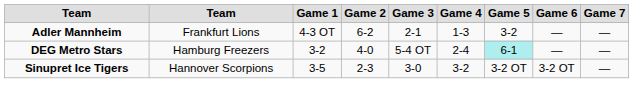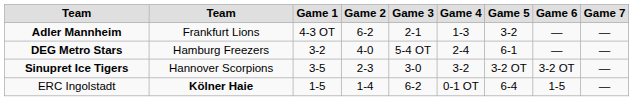(509, 50) paleturquoise background -> (509, 50) no background
+ row: (77, 86)
